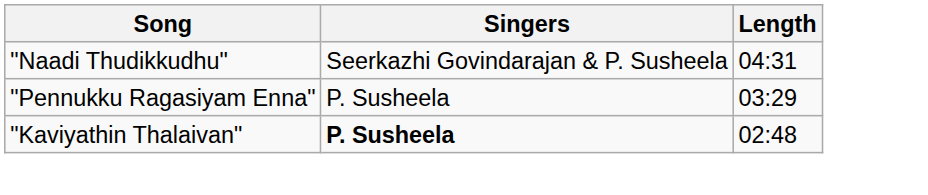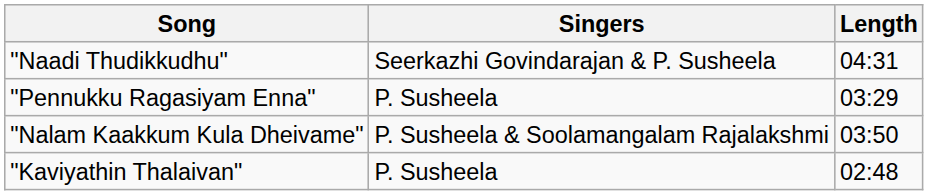+ row: (187, 135)
(390, 135) bold -> (436, 172) normal
